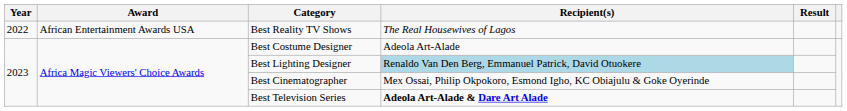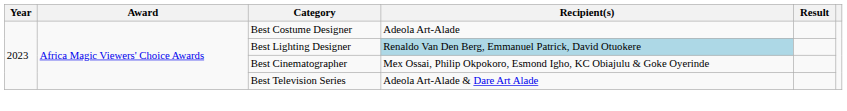- row: (301, 30)
(465, 98) bold -> (461, 81) normal
